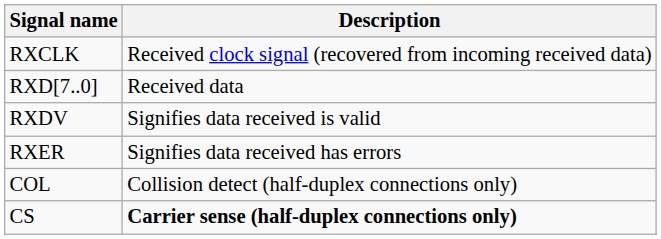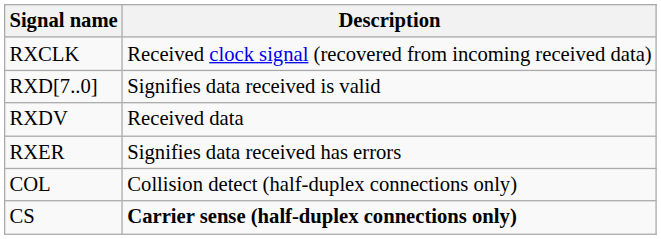(185, 86) Received data -> (254, 86) Signifies data received is valid
(254, 119) Signifies data received is valid -> (185, 119) Received data
